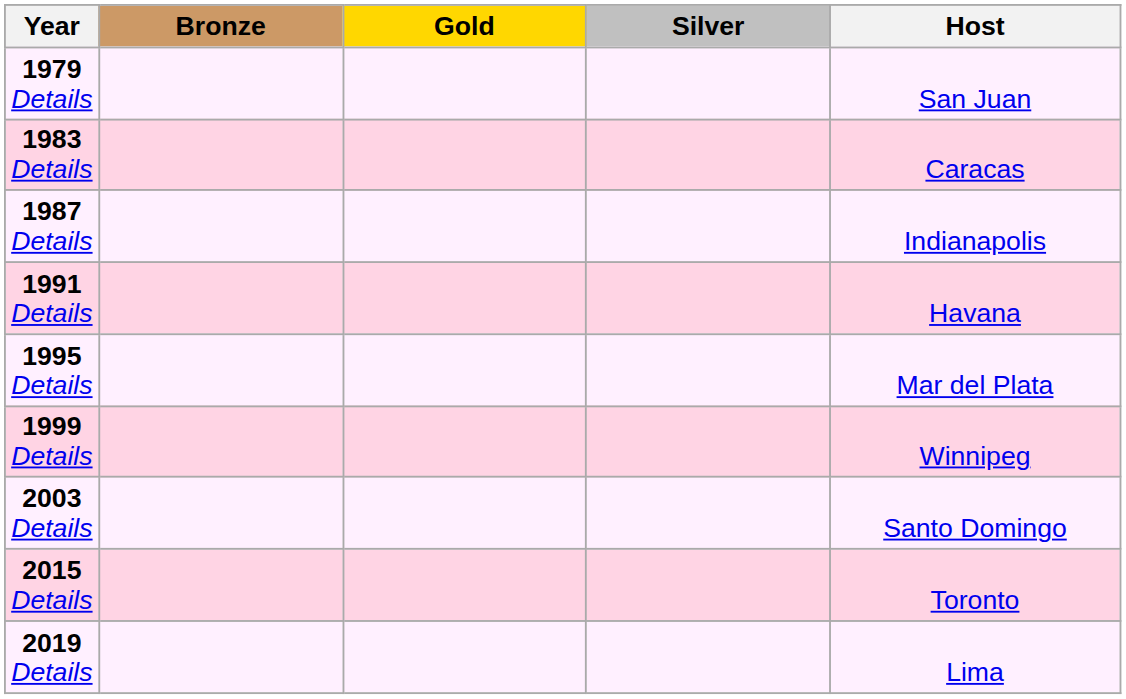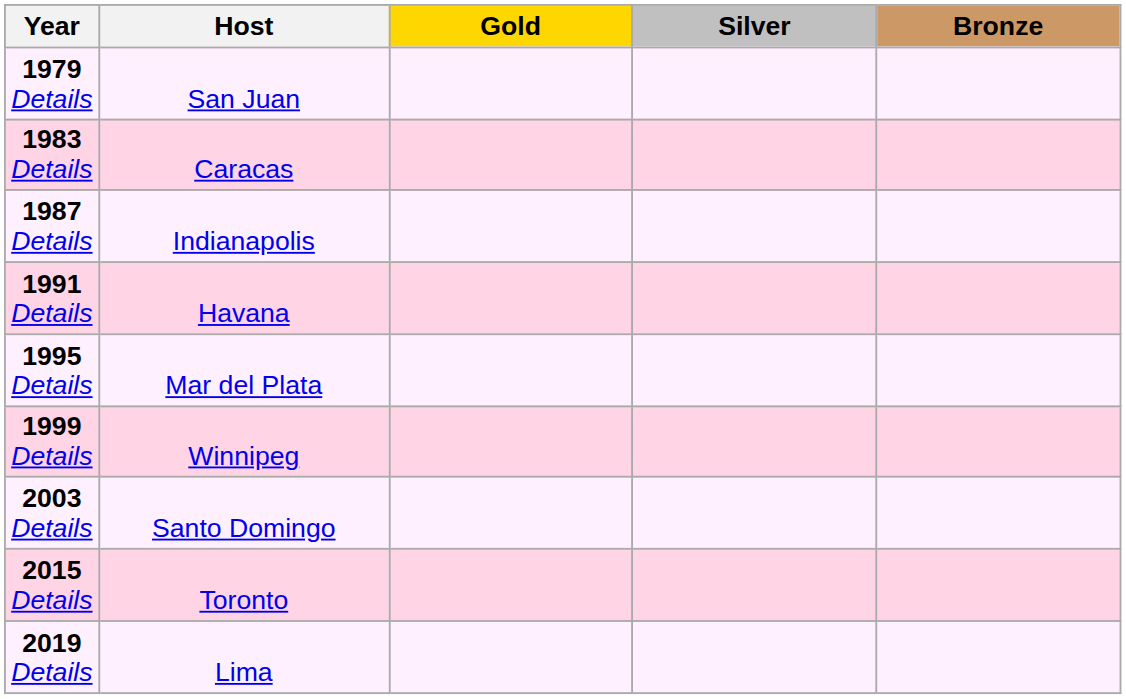columns swapped: (975, 26) <-> (221, 26)
